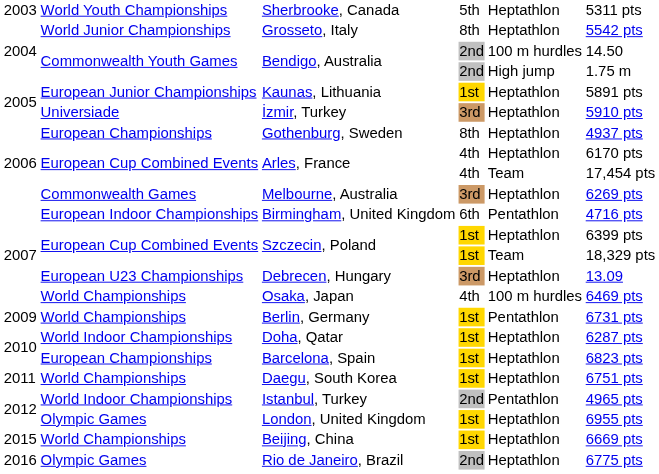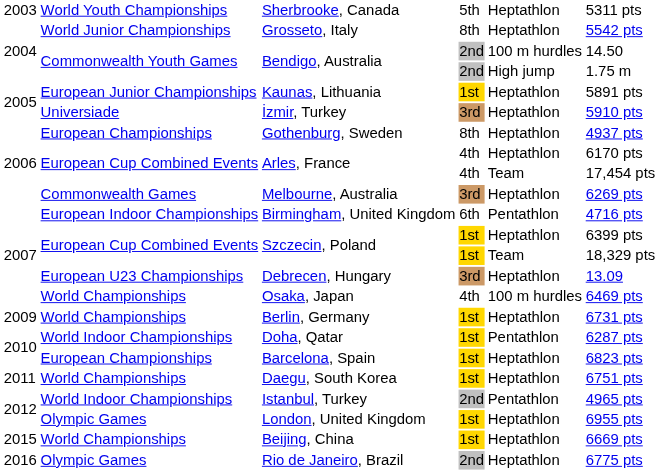(523, 317) Pentathlon -> (524, 317) Heptathlon
(524, 337) Heptathlon -> (523, 337) Pentathlon
